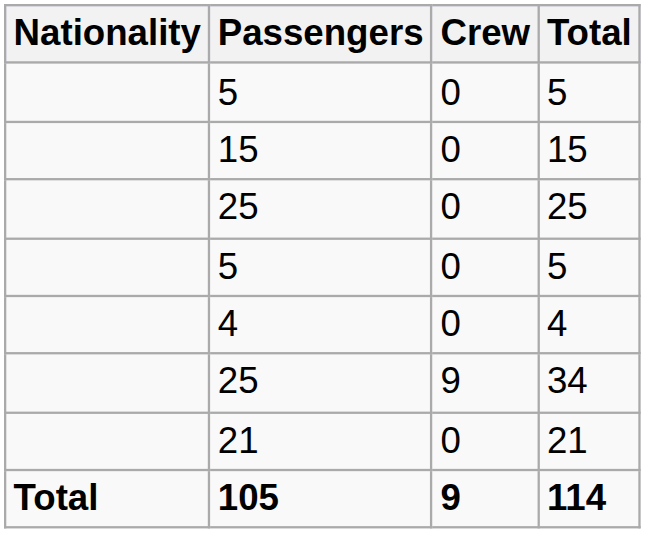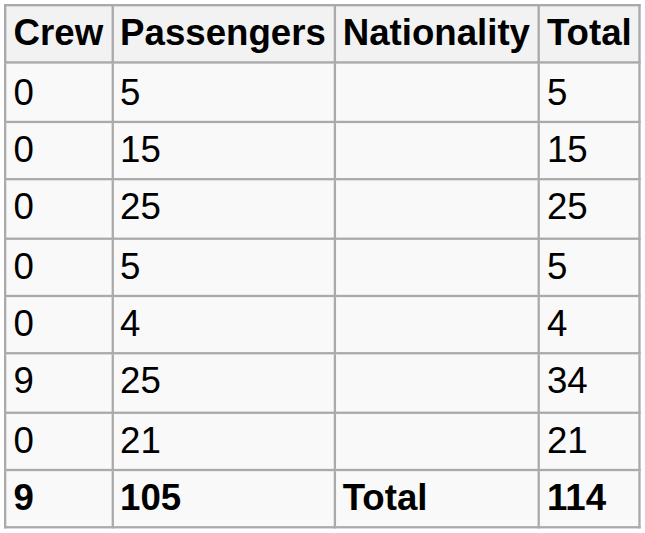columns swapped: (107, 33) <-> (485, 33)
